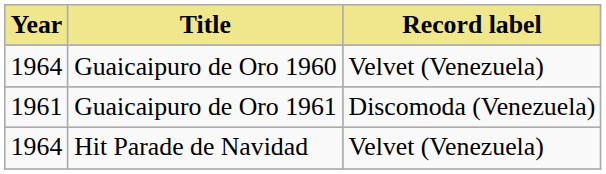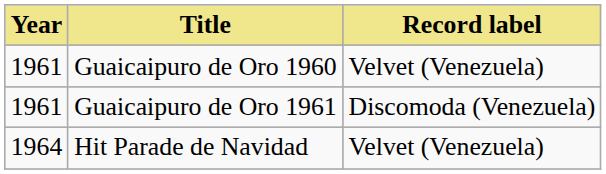(37, 65) 1964 -> (37, 65) 1961
